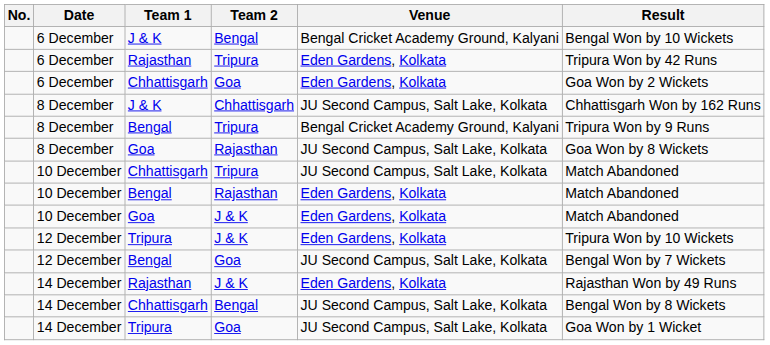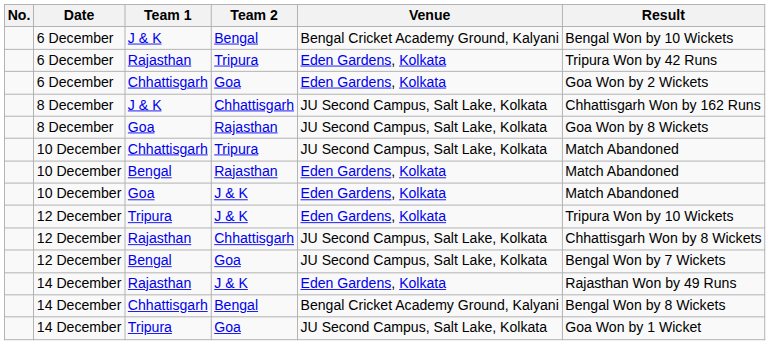- row: (150, 127)
+ row: (160, 238)
(424, 305) JU Second Campus, Salt Lake, Kolkata -> (430, 305) Bengal Cricket Academy Ground, Kalyani
